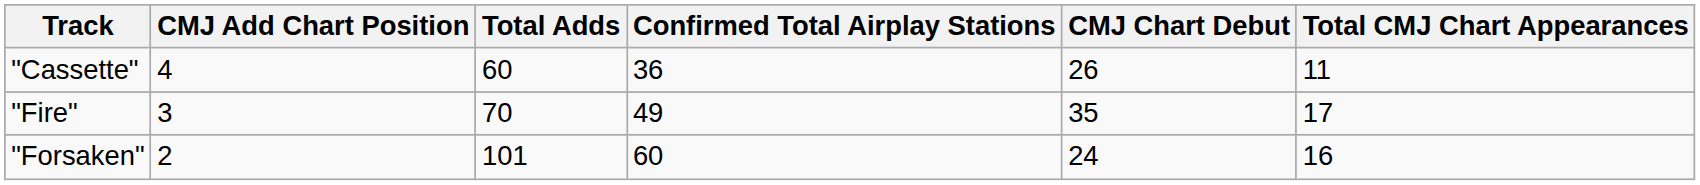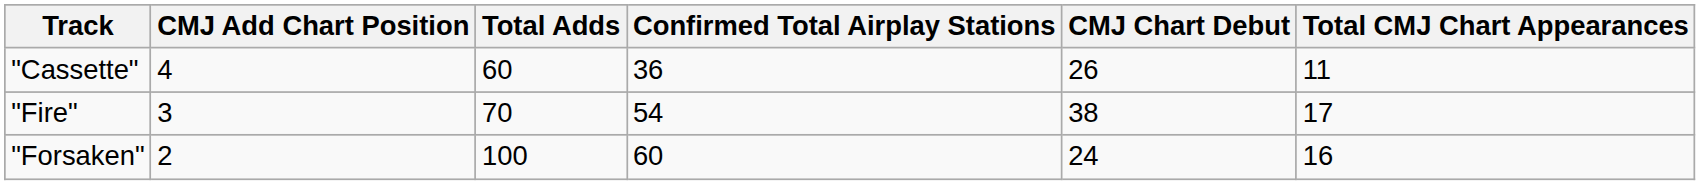(648, 112) 49 -> (648, 112) 54
(1083, 112) 35 -> (1083, 112) 38
(505, 156) 101 -> (505, 156) 100
